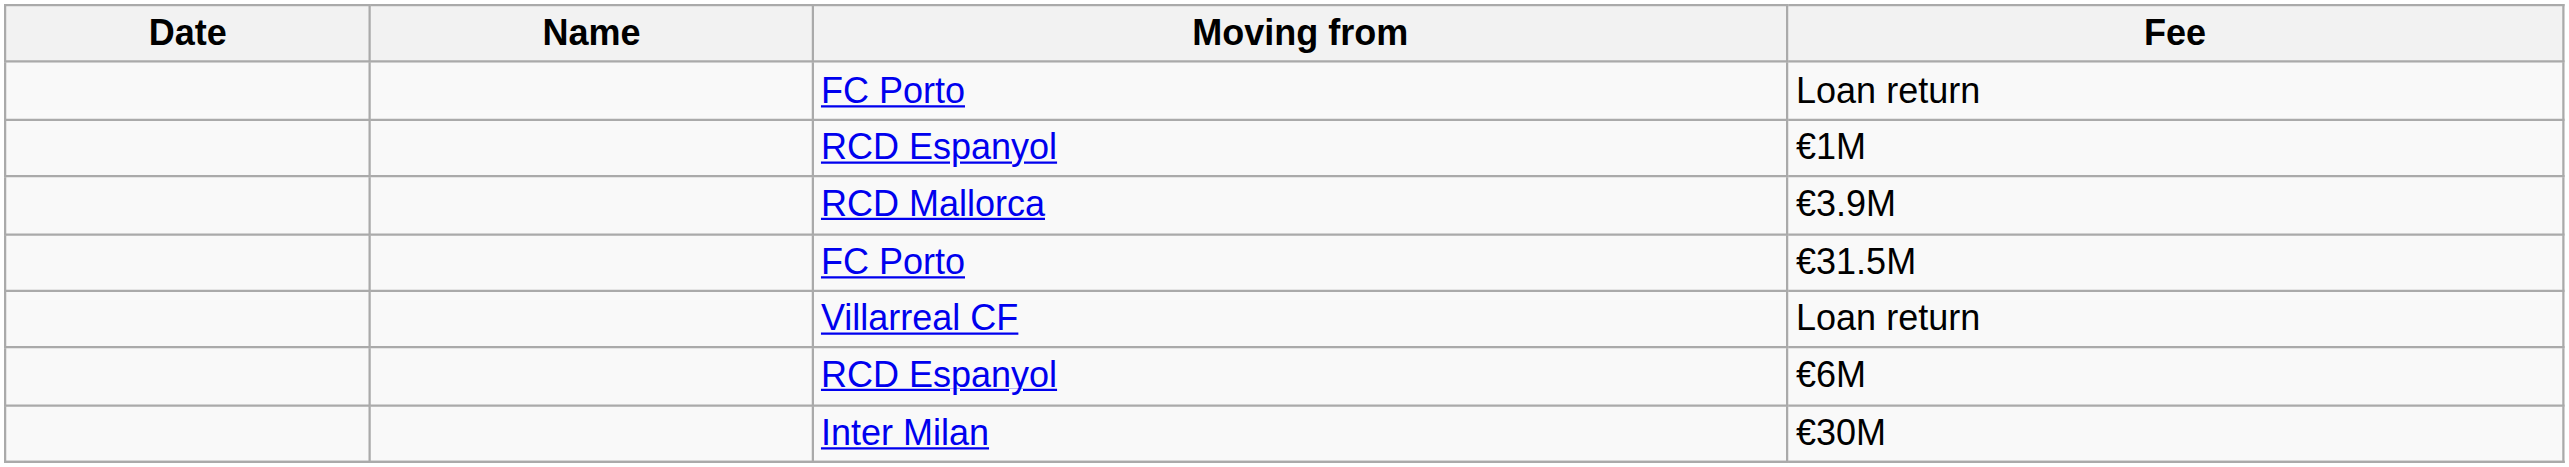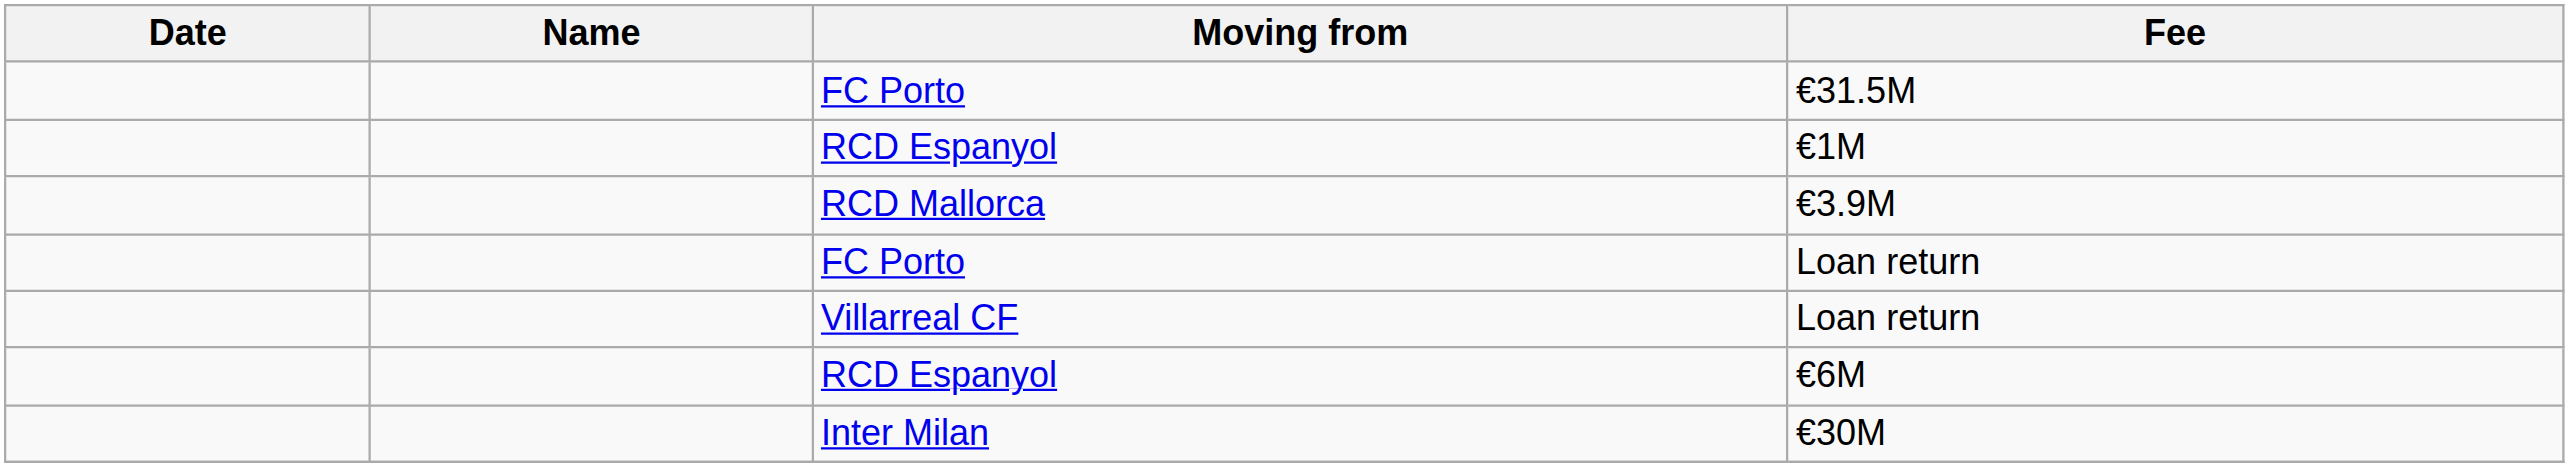rows swapped: (893, 90) <-> (893, 261)
